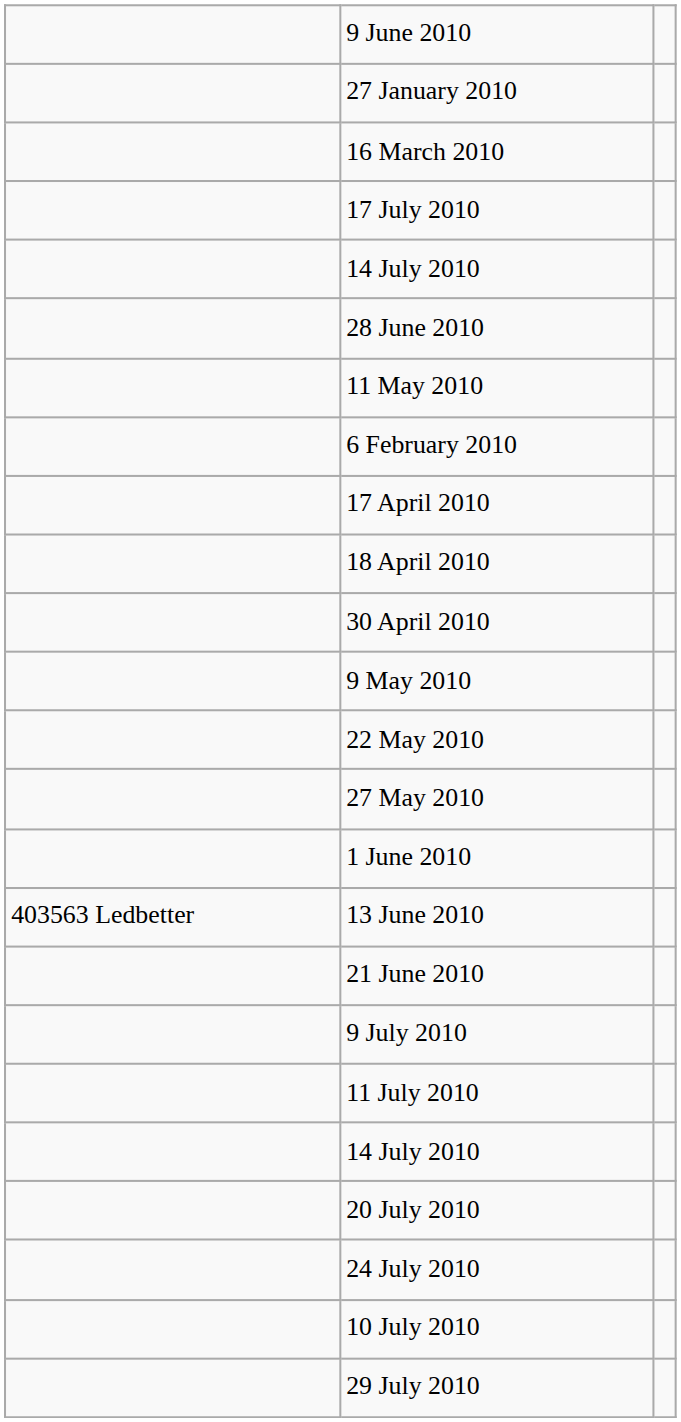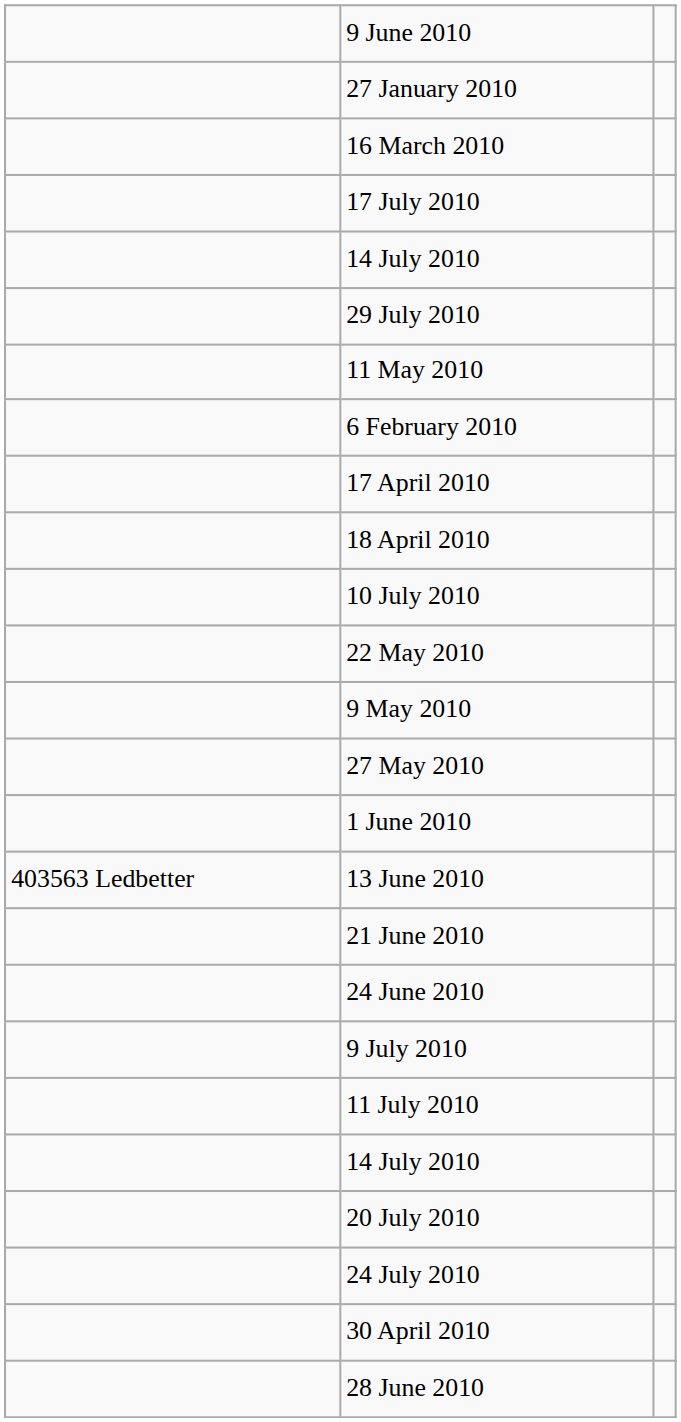rows swapped: (173, 1387) <-> (173, 328)
rows swapped: (173, 623) <-> (173, 1329)
rows swapped: (173, 681) <-> (173, 740)
+ row: (173, 993)
